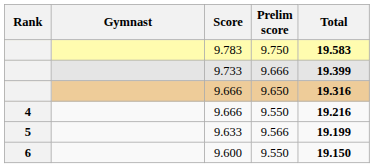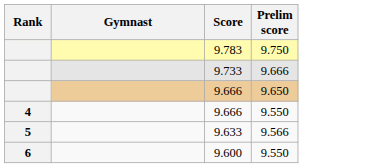- column: (334, 22)
